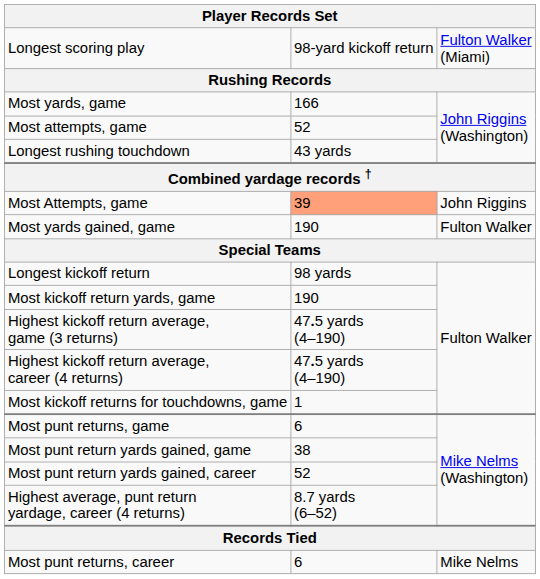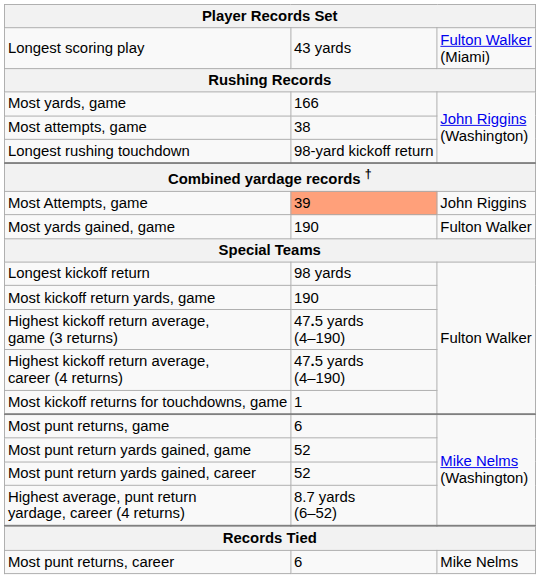(364, 48) 98-yard kickoff return -> (323, 48) 43 yards
(302, 127) 52 -> (302, 127) 38
(323, 151) 43 yards -> (364, 151) 98-yard kickoff return
(302, 449) 38 -> (302, 449) 52
